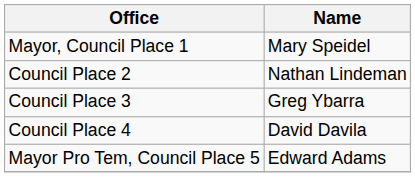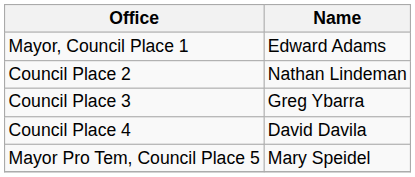(319, 46) Mary Speidel -> (327, 46) Edward Adams
(327, 158) Edward Adams -> (319, 158) Mary Speidel
